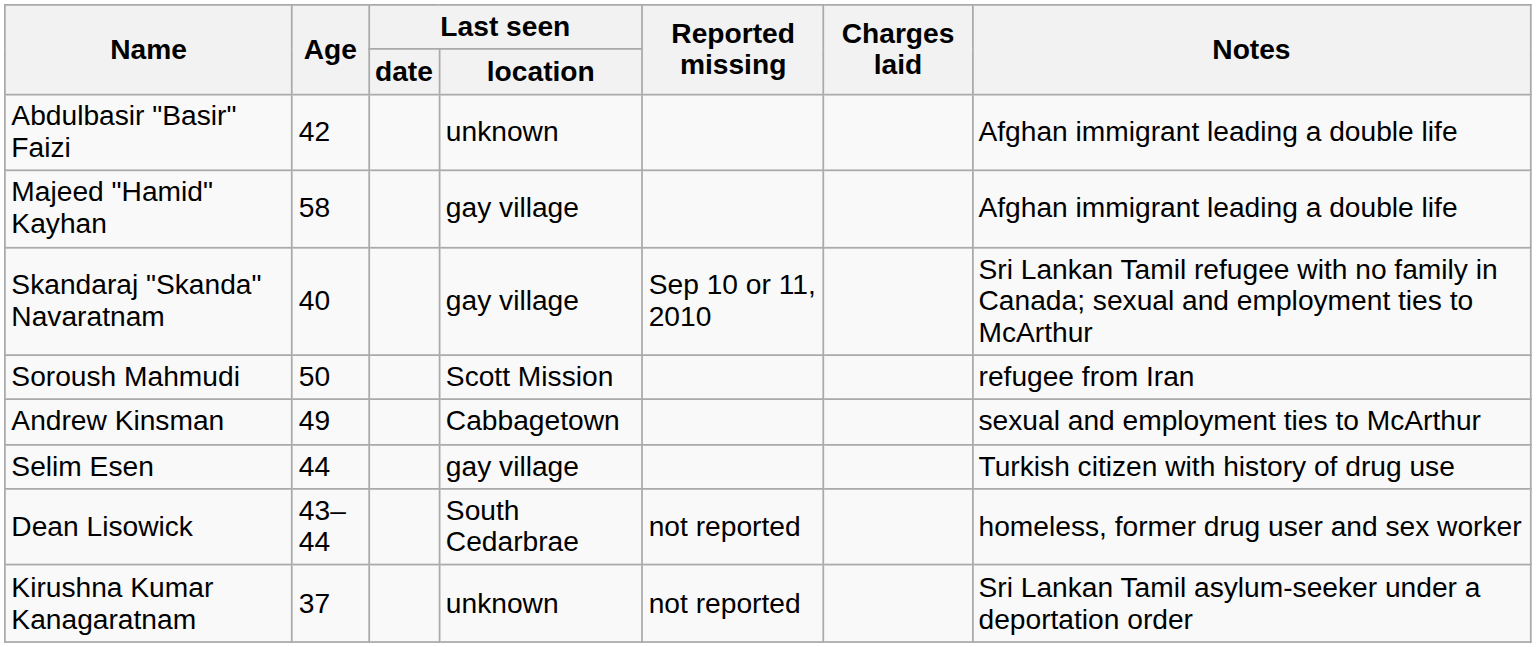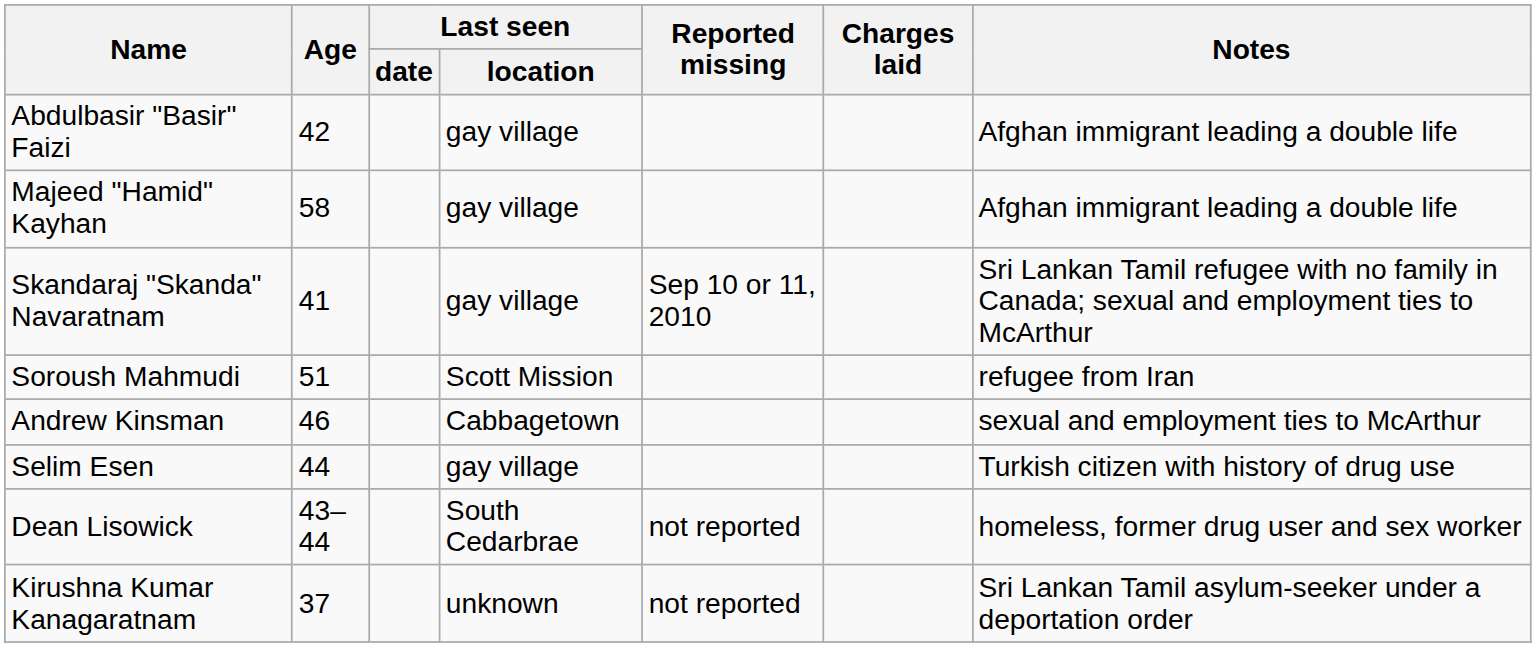(502, 131) unknown -> (512, 131) gay village
(314, 300) 40 -> (314, 300) 41
(314, 376) 50 -> (314, 376) 51
(314, 421) 49 -> (314, 421) 46
